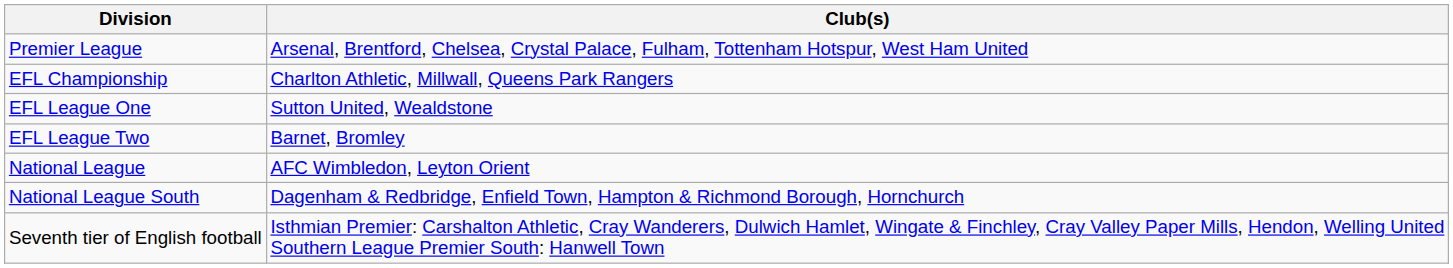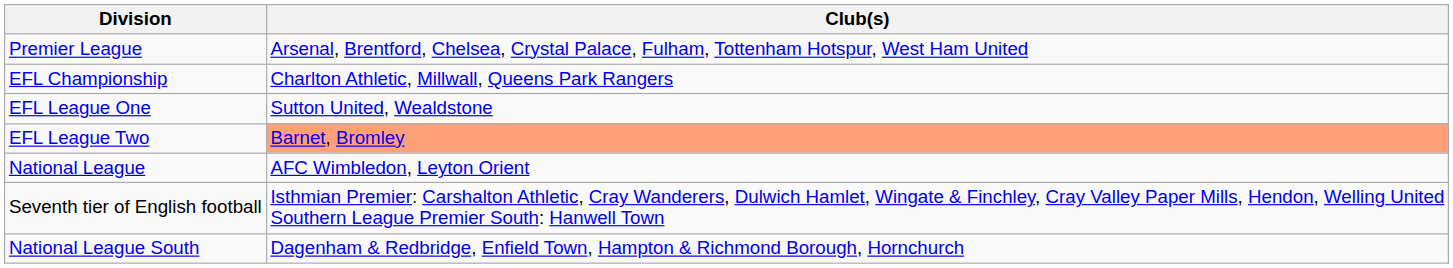(338, 138) no background -> (338, 138) lightsalmon background
rows swapped: (104, 197) <-> (135, 237)
